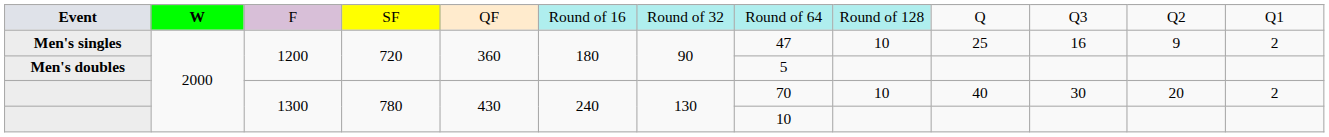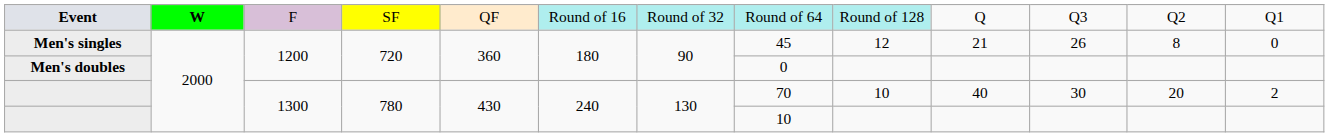(784, 43) 47 -> (784, 43) 45
(882, 43) 10 -> (882, 43) 12
(980, 43) 25 -> (980, 43) 21
(1078, 43) 16 -> (1078, 43) 26
(1176, 43) 9 -> (1176, 43) 8
(1274, 43) 2 -> (1274, 43) 0
(784, 68) 5 -> (784, 68) 0
